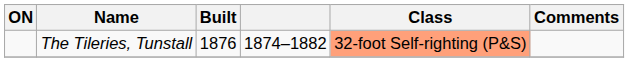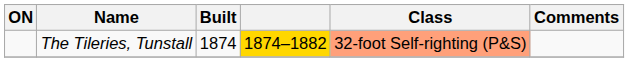(218, 43) 1876 -> (218, 43) 1874
(285, 43) no background -> (285, 43) gold background
